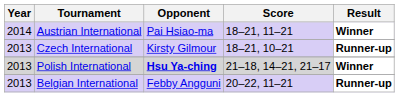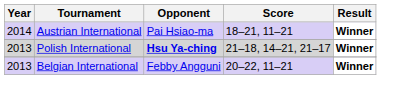- row: (85, 48)
(364, 84) Runner-up -> (355, 66) Winner
